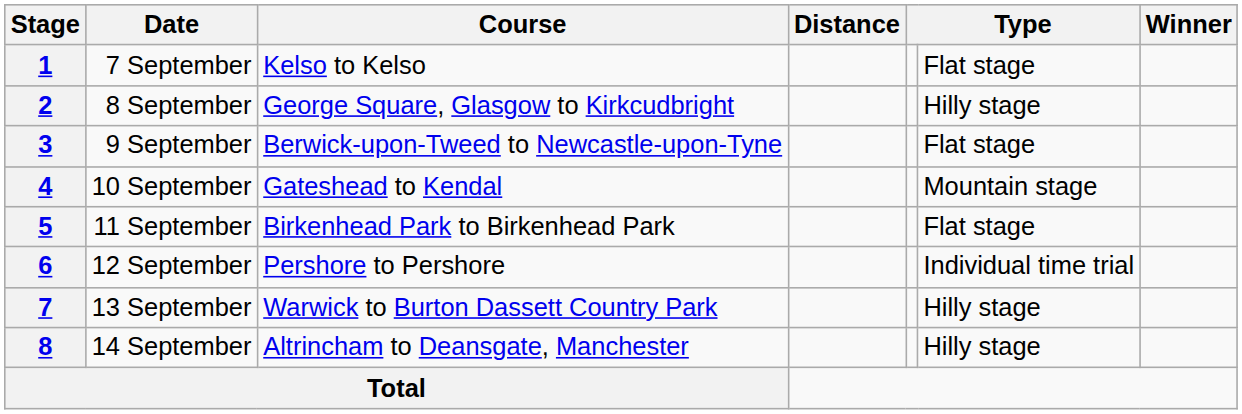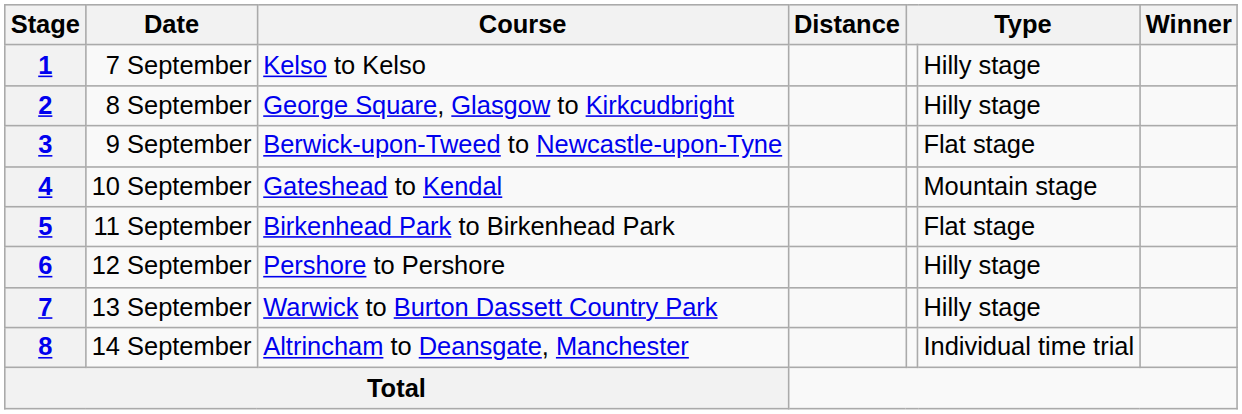(979, 65) Flat stage -> (982, 65) Hilly stage
(1029, 266) Individual time trial -> (982, 266) Hilly stage
(982, 347) Hilly stage -> (1029, 347) Individual time trial
